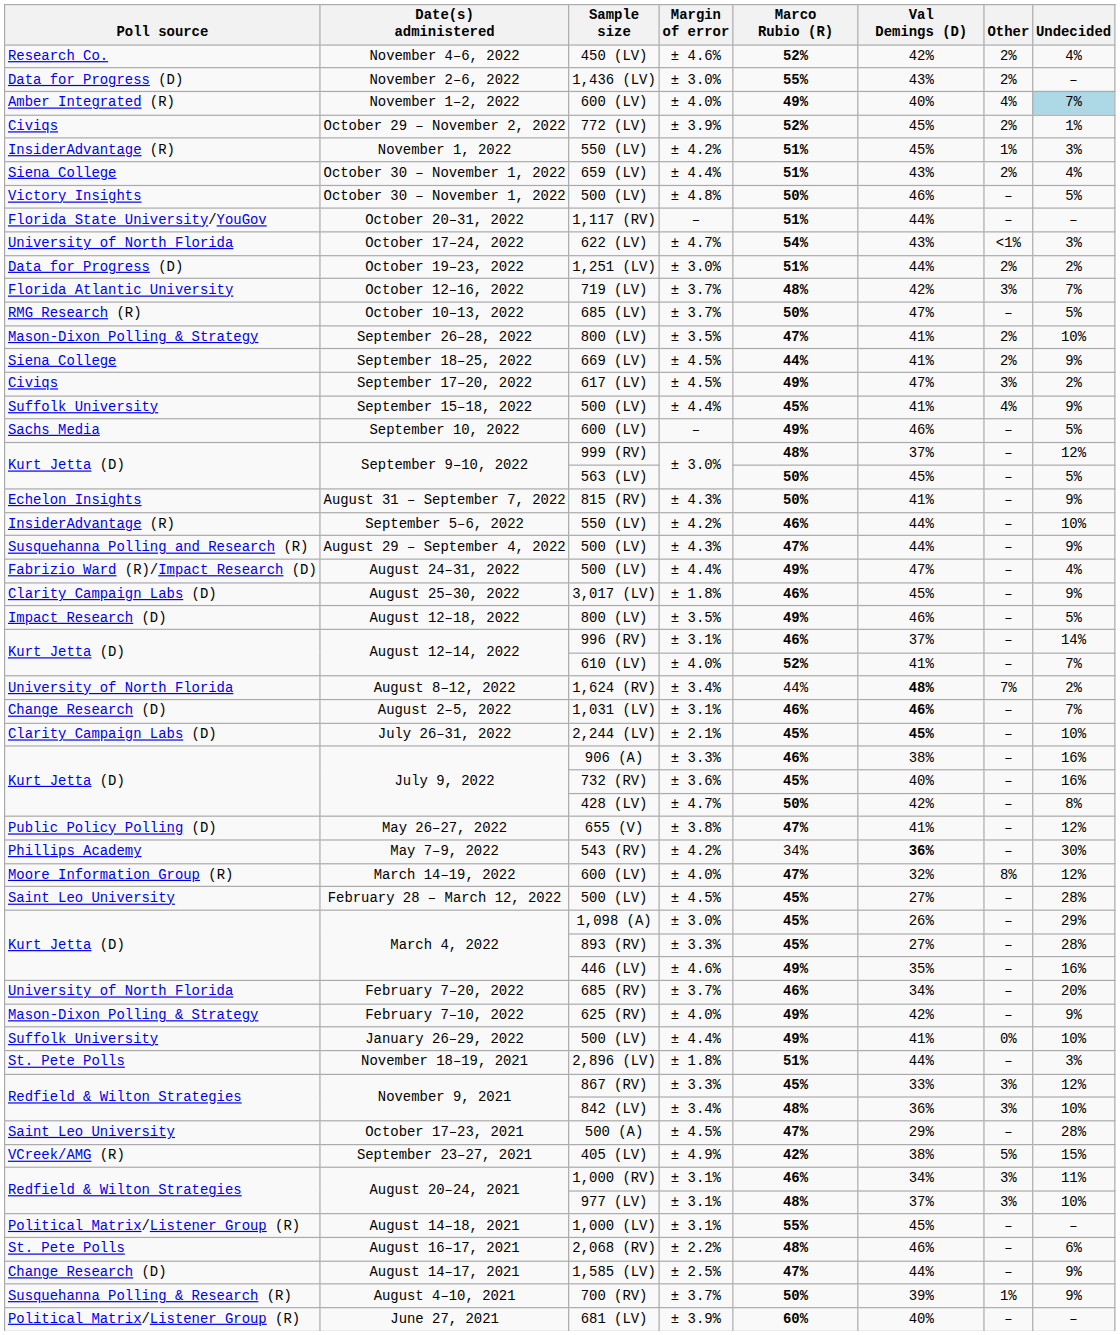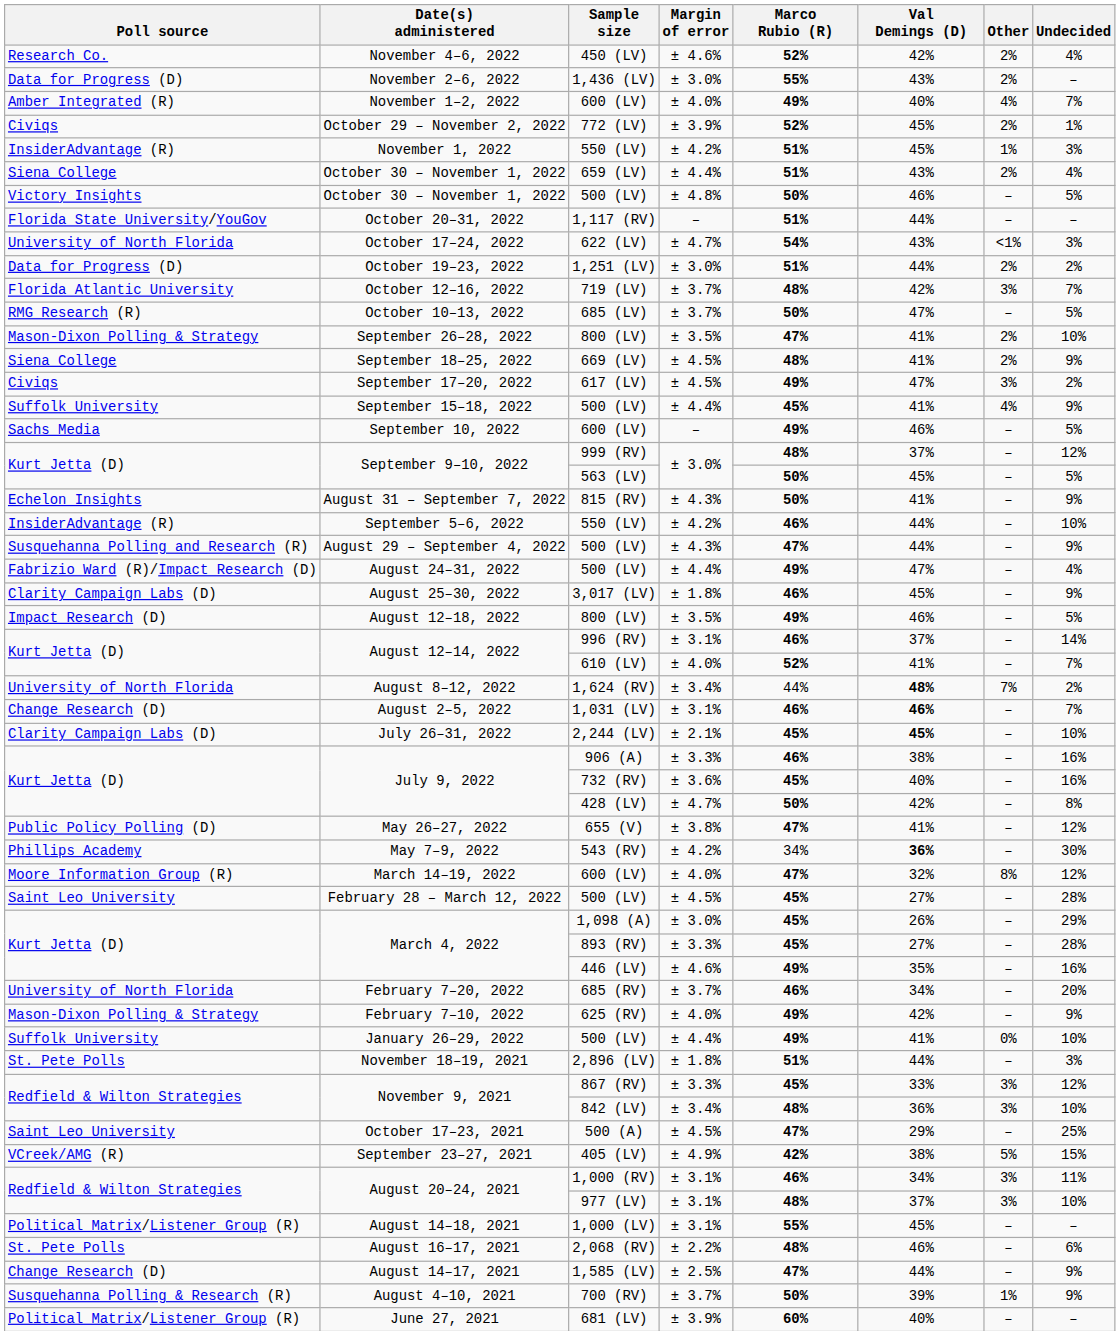(1074, 103) lightblue background -> (1074, 103) no background
(796, 360) 44% -> (796, 360) 48%
(1074, 1132) 28% -> (1074, 1132) 25%
